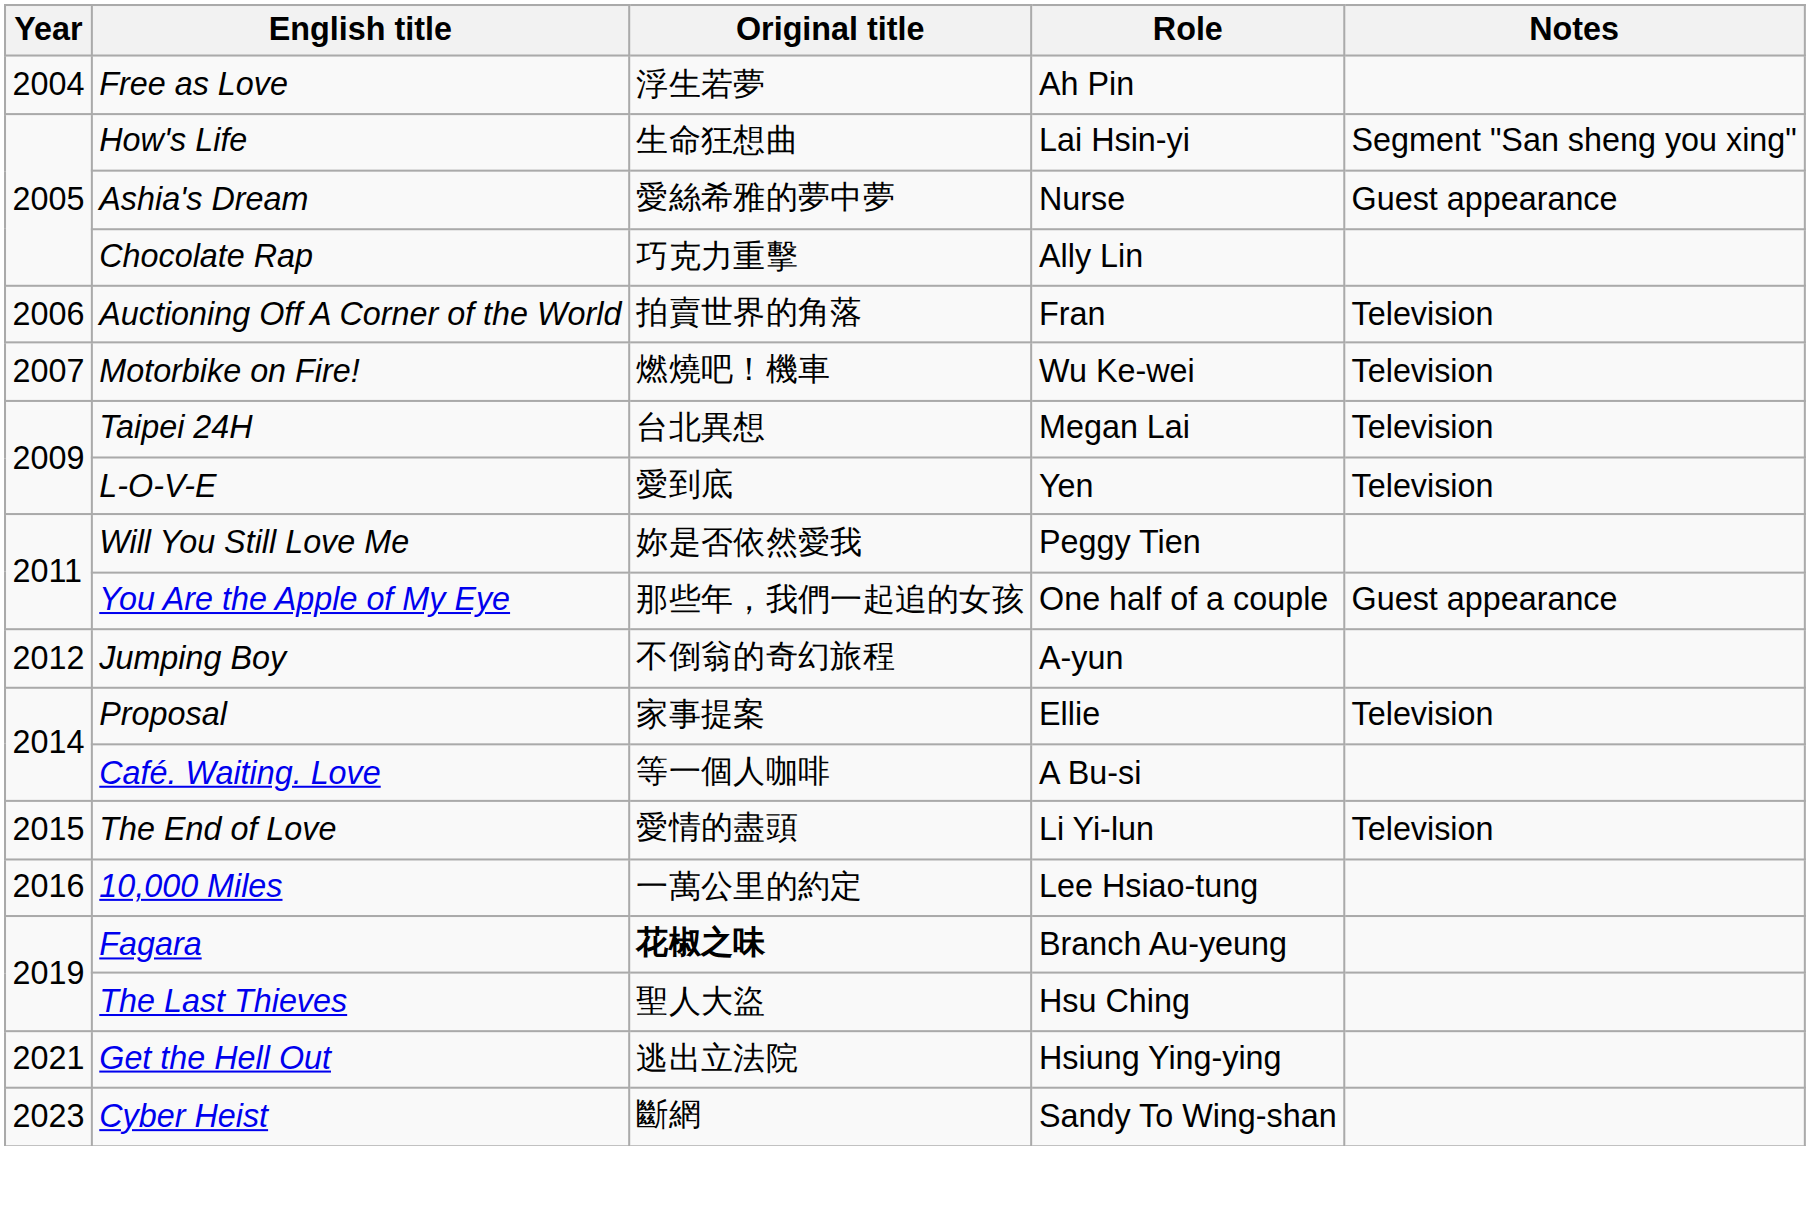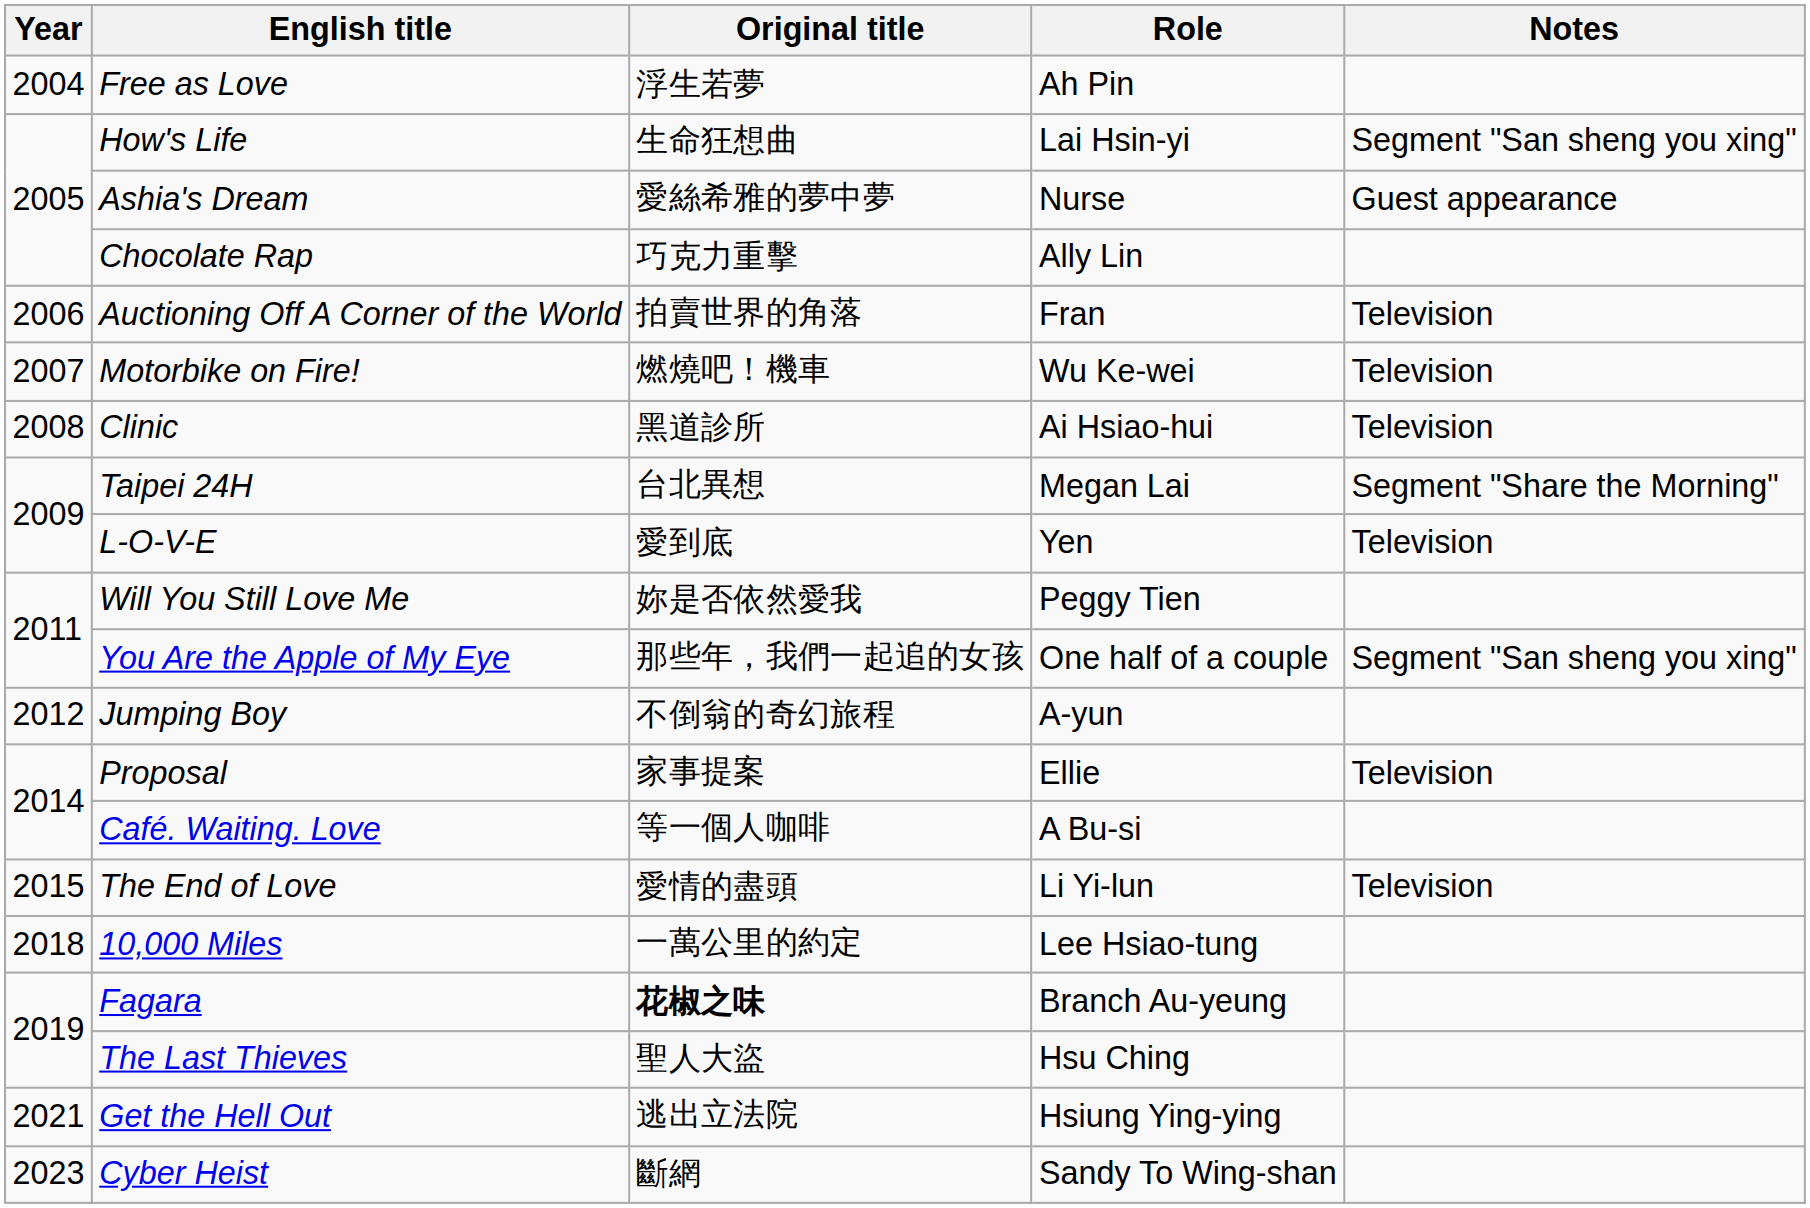+ row: (139, 428)
(1423, 428) Television -> (1565, 485) Segment "Share the Morning"
(1485, 600) Guest appearance -> (1574, 657) Segment "San sheng you xing"
(48, 886) 2016 -> (48, 944) 2018
